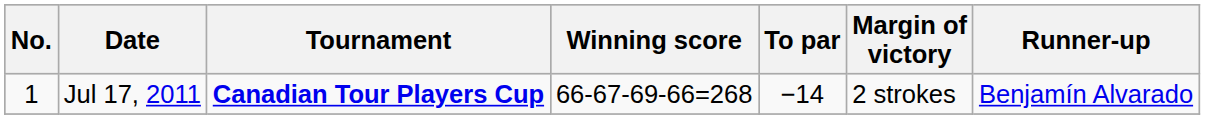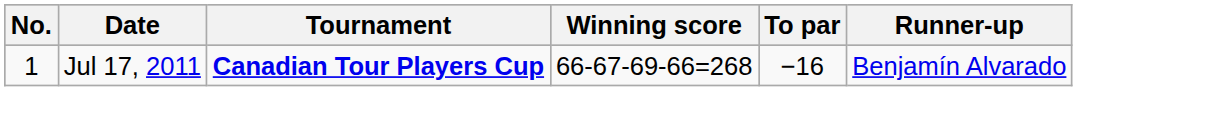- column: (910, 40)
(802, 94) −14 -> (802, 66) −16
